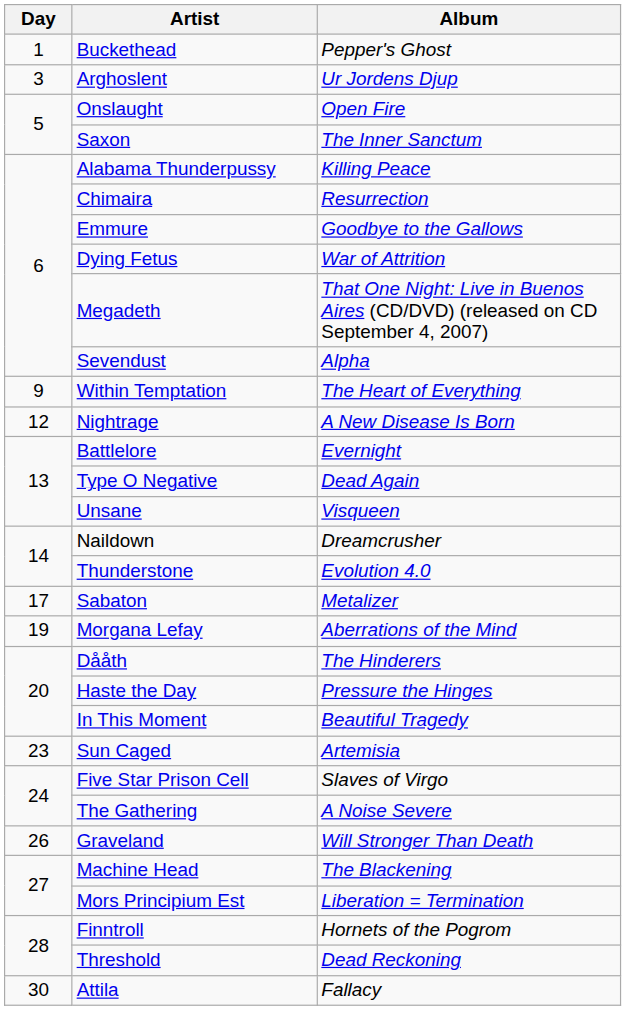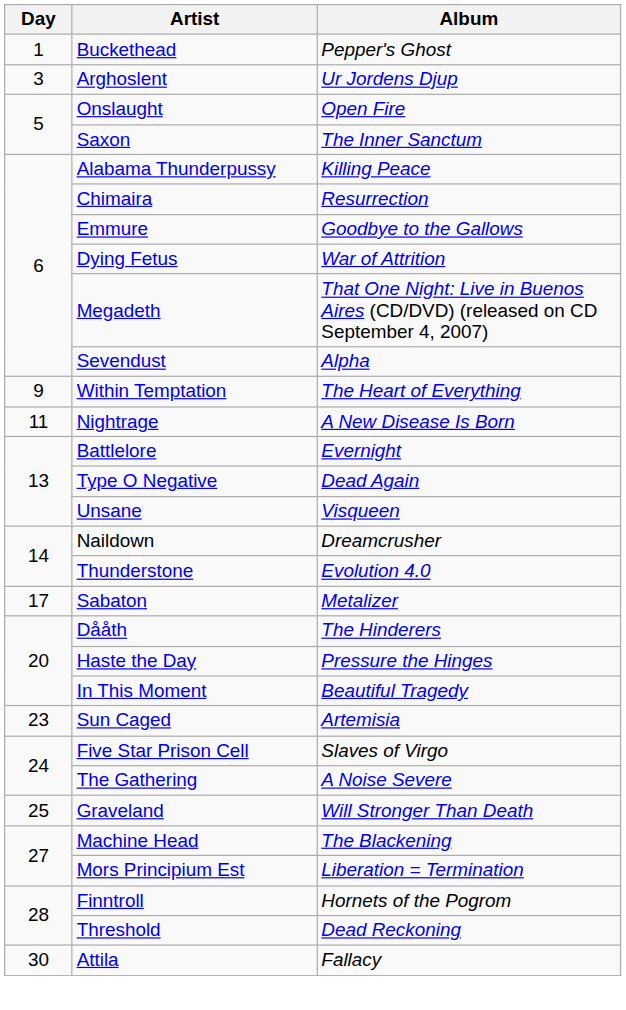(38, 421) 12 -> (38, 421) 11
- row: (140, 630)
(38, 840) 26 -> (38, 810) 25
